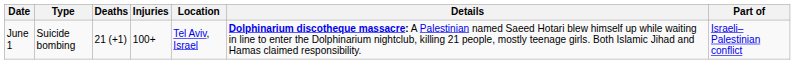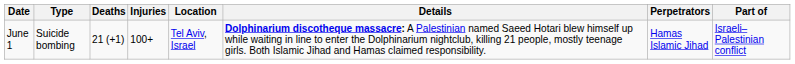+ column: (680, 12)
